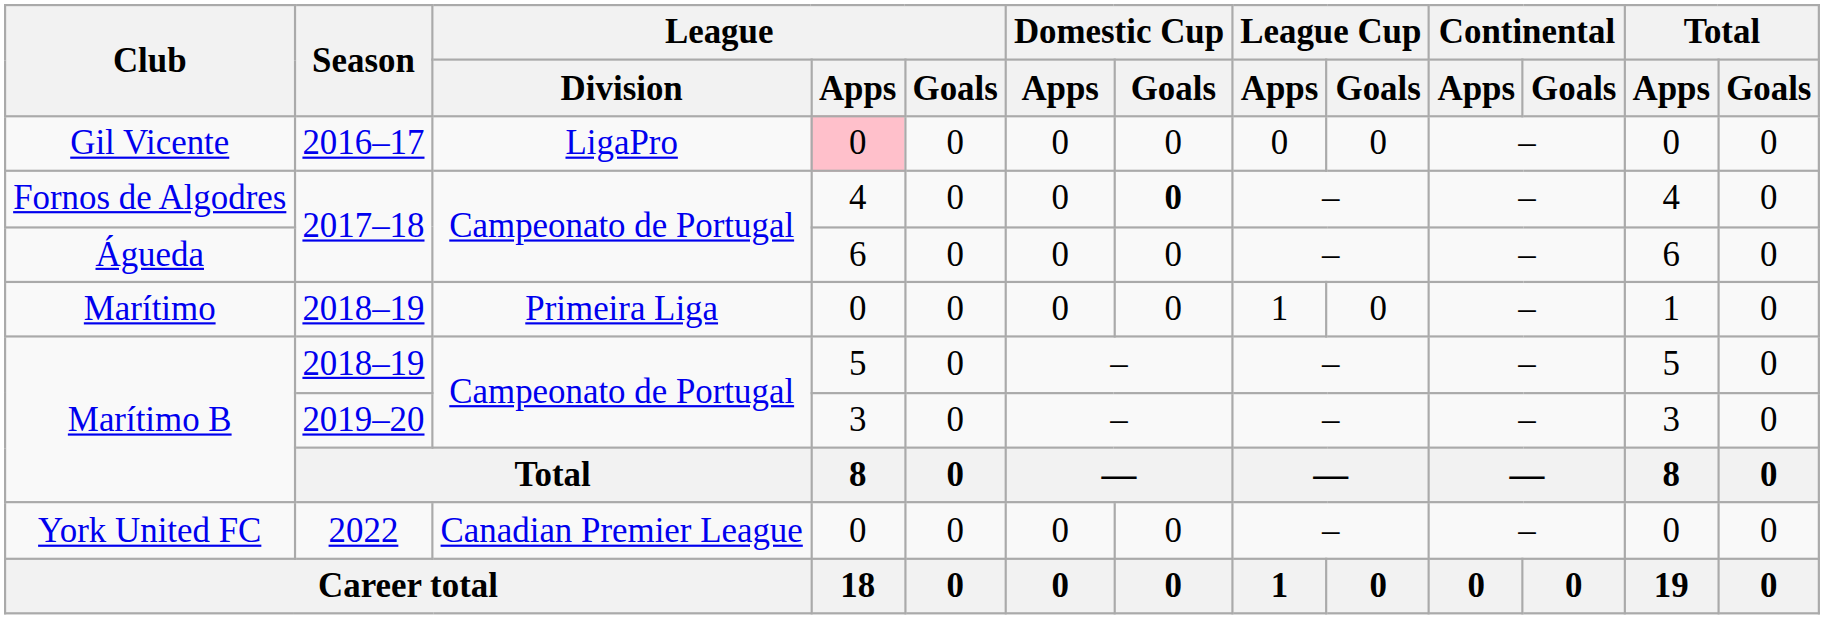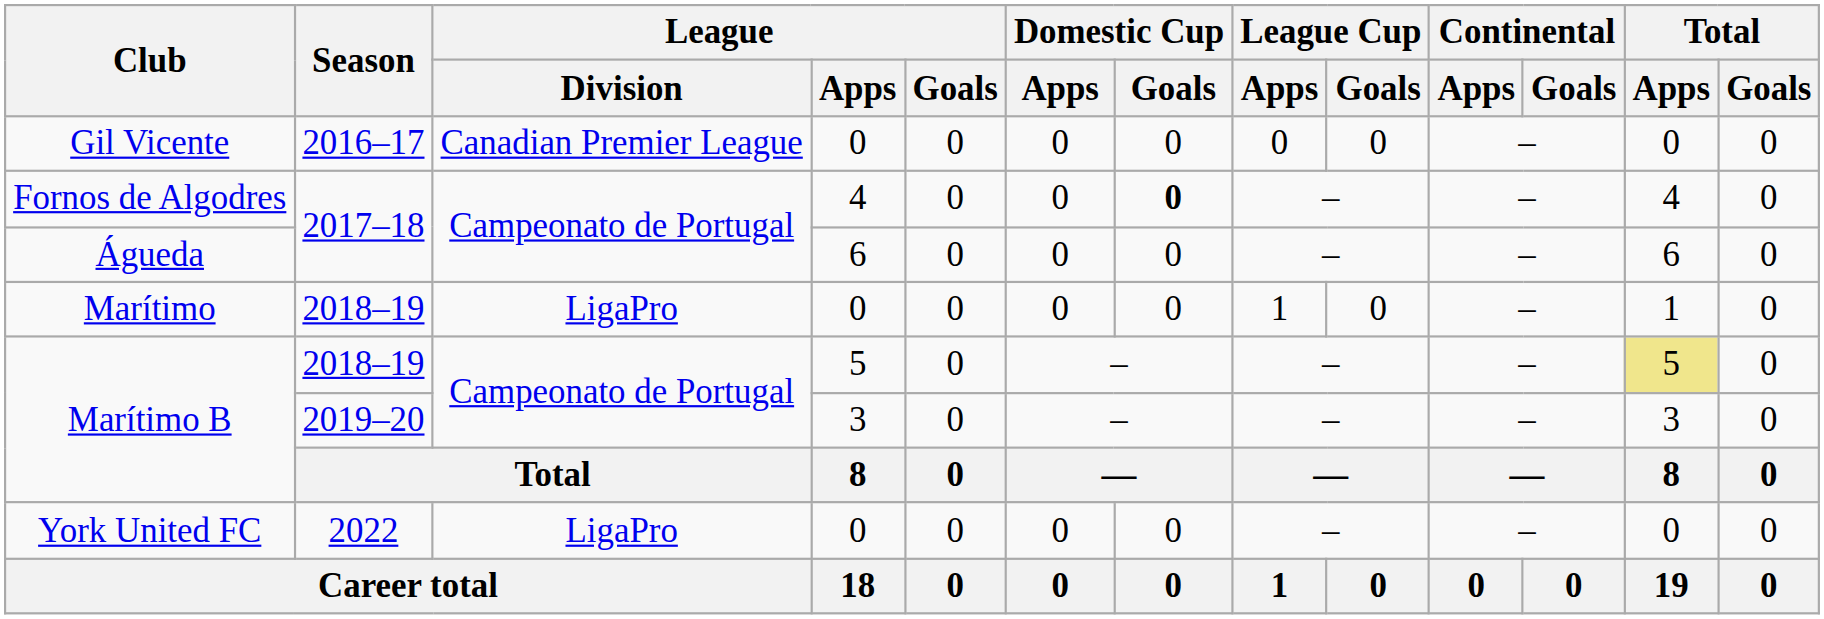(622, 142) LigaPro -> (622, 142) Canadian Premier League
(858, 142) pink background -> (858, 142) no background
(622, 308) Primeira Liga -> (622, 308) LigaPro
(1671, 364) no background -> (1671, 364) khaki background
(622, 530) Canadian Premier League -> (622, 530) LigaPro
